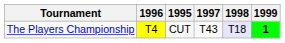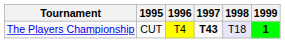columns swapped: (180, 13) <-> (151, 13)
(208, 30) normal -> (208, 30) bold
